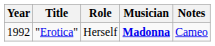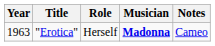(19, 31) 1992 -> (19, 31) 1963
